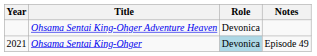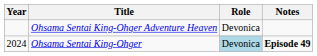(17, 43) 2021 -> (17, 43) 2024
(287, 43) normal -> (287, 43) bold
